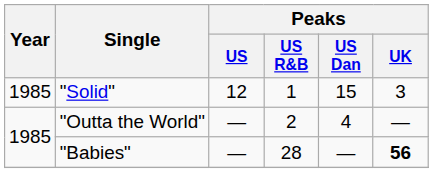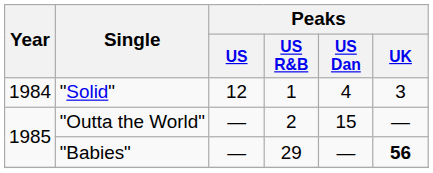(30, 92) 1985 -> (30, 92) 1984
(346, 92) 15 -> (346, 92) 4
(346, 122) 4 -> (346, 122) 15
(291, 152) 28 -> (291, 152) 29
